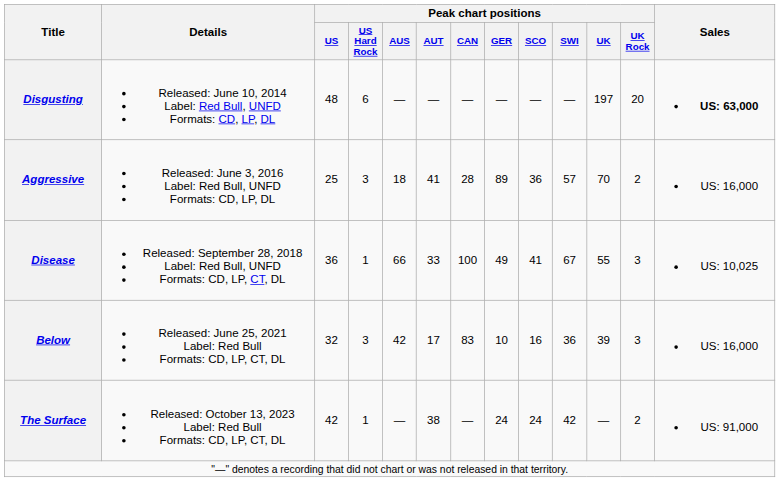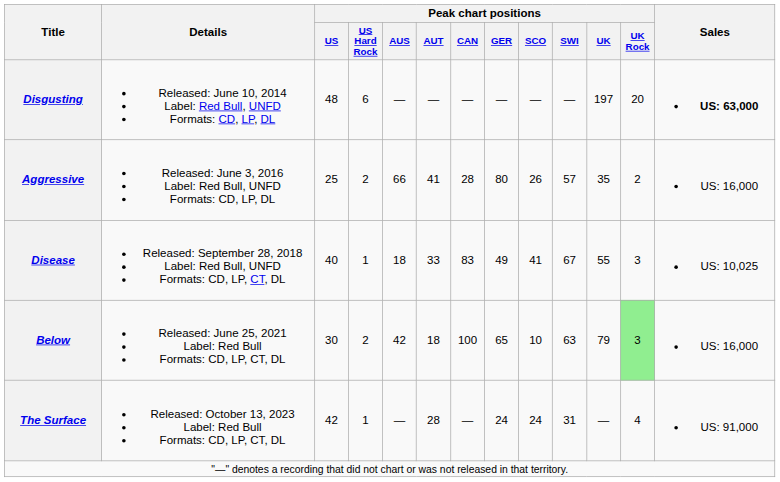(366, 180) 3 -> (366, 180) 2
(400, 180) 18 -> (400, 180) 66
(502, 180) 89 -> (502, 180) 80
(536, 180) 36 -> (536, 180) 26
(604, 180) 70 -> (604, 180) 35
(332, 260) 36 -> (332, 260) 40
(400, 260) 66 -> (400, 260) 18
(468, 260) 100 -> (468, 260) 83
(332, 340) 32 -> (332, 340) 30
(366, 340) 3 -> (366, 340) 2
(434, 340) 17 -> (434, 340) 18
(468, 340) 83 -> (468, 340) 100
(502, 340) 10 -> (502, 340) 65
(536, 340) 16 -> (536, 340) 10
(570, 340) 36 -> (570, 340) 63
(604, 340) 39 -> (604, 340) 79
(638, 340) no background -> (638, 340) lightgreen background
(434, 420) 38 -> (434, 420) 28
(570, 420) 42 -> (570, 420) 31
(638, 420) 2 -> (638, 420) 4
